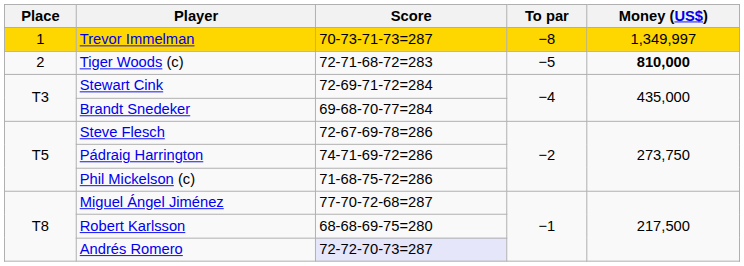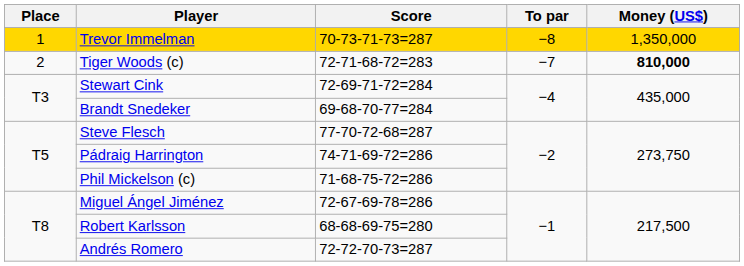(663, 39) 1,349,997 -> (663, 39) 1,350,000
(547, 62) −5 -> (547, 62) −7
(376, 132) 72-67-69-78=286 -> (376, 132) 77-70-72-68=287
(376, 202) 77-70-72-68=287 -> (376, 202) 72-67-69-78=286
(376, 249) lavender background -> (376, 249) no background
